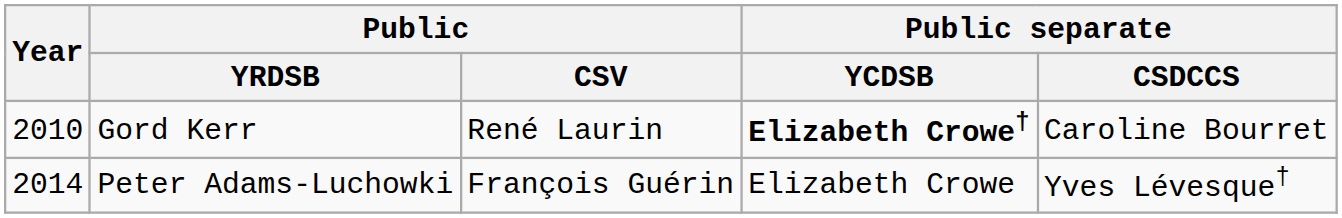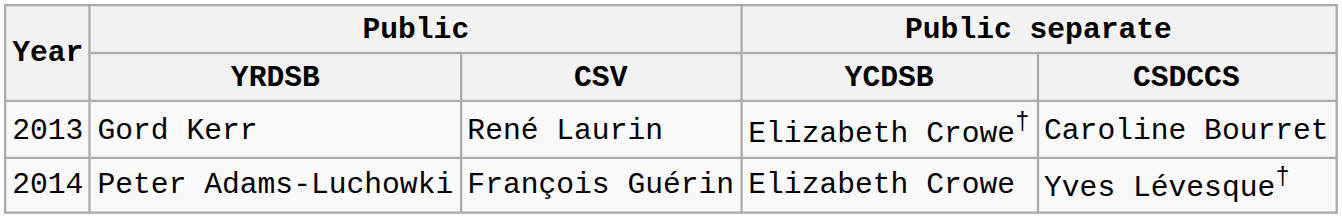(48, 130) 2010 -> (48, 130) 2013
(889, 130) bold -> (889, 130) normal
